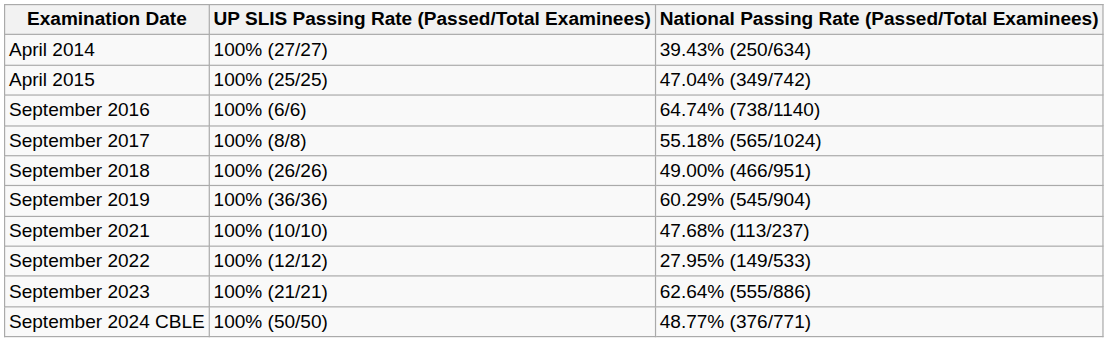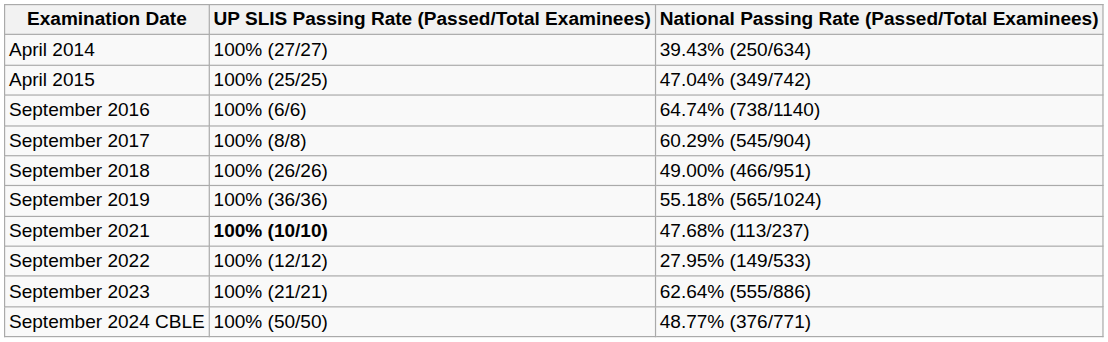(741, 140) 55.18% (565/1024) -> (735, 140) 60.29% (545/904)
(735, 200) 60.29% (545/904) -> (741, 200) 55.18% (565/1024)
(271, 230) normal -> (271, 230) bold
